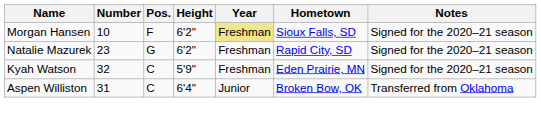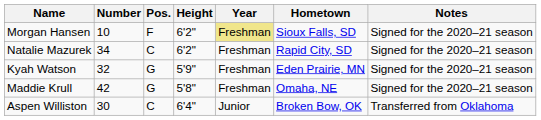(103, 50) 23 -> (103, 50) 34
(151, 50) G -> (151, 50) C
(151, 69) C -> (151, 69) G
+ row: (40, 87)
(103, 87) 31 -> (103, 106) 30
